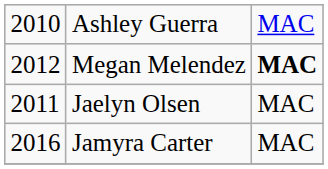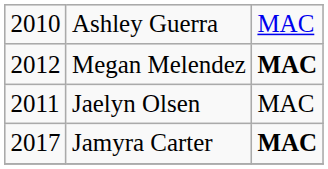(35, 143) 2016 -> (35, 143) 2017
(286, 143) normal -> (287, 143) bold
